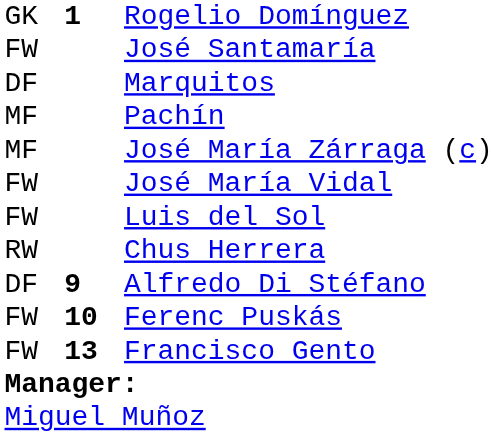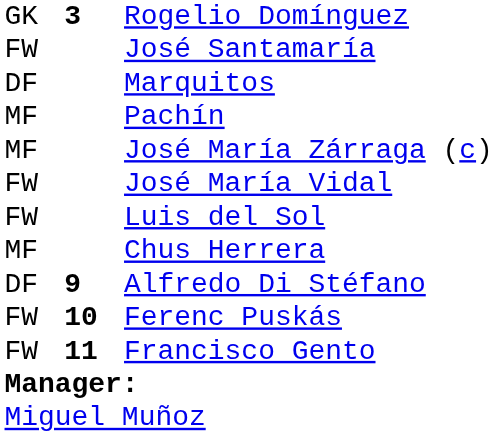(73, 17) 1 -> (73, 17) 3
(21, 251) RW -> (21, 251) MF
(81, 351) 13 -> (81, 351) 11
